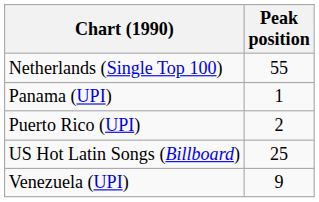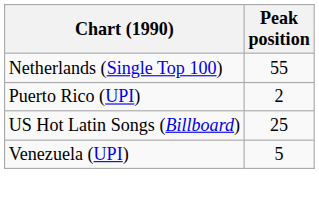- row: (60, 96)
(279, 182) 9 -> (279, 153) 5
